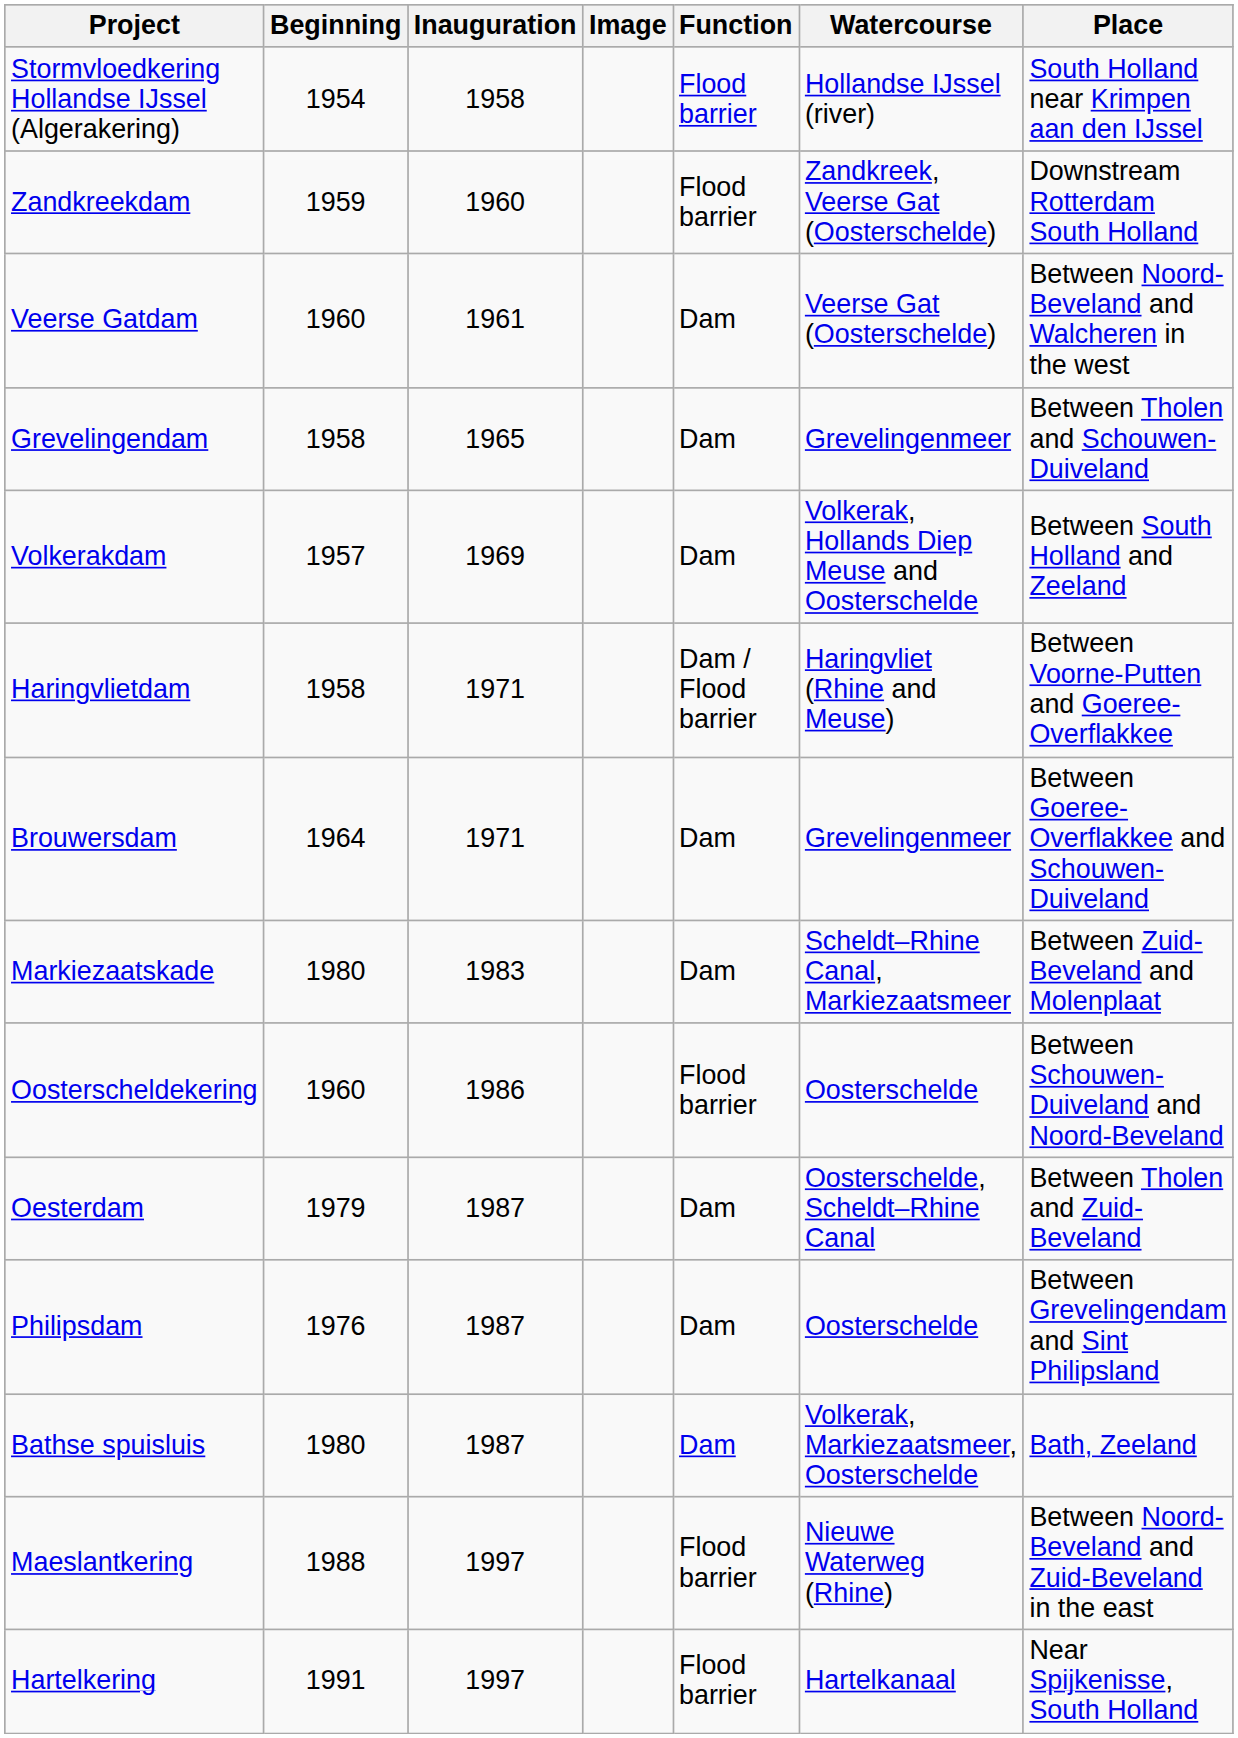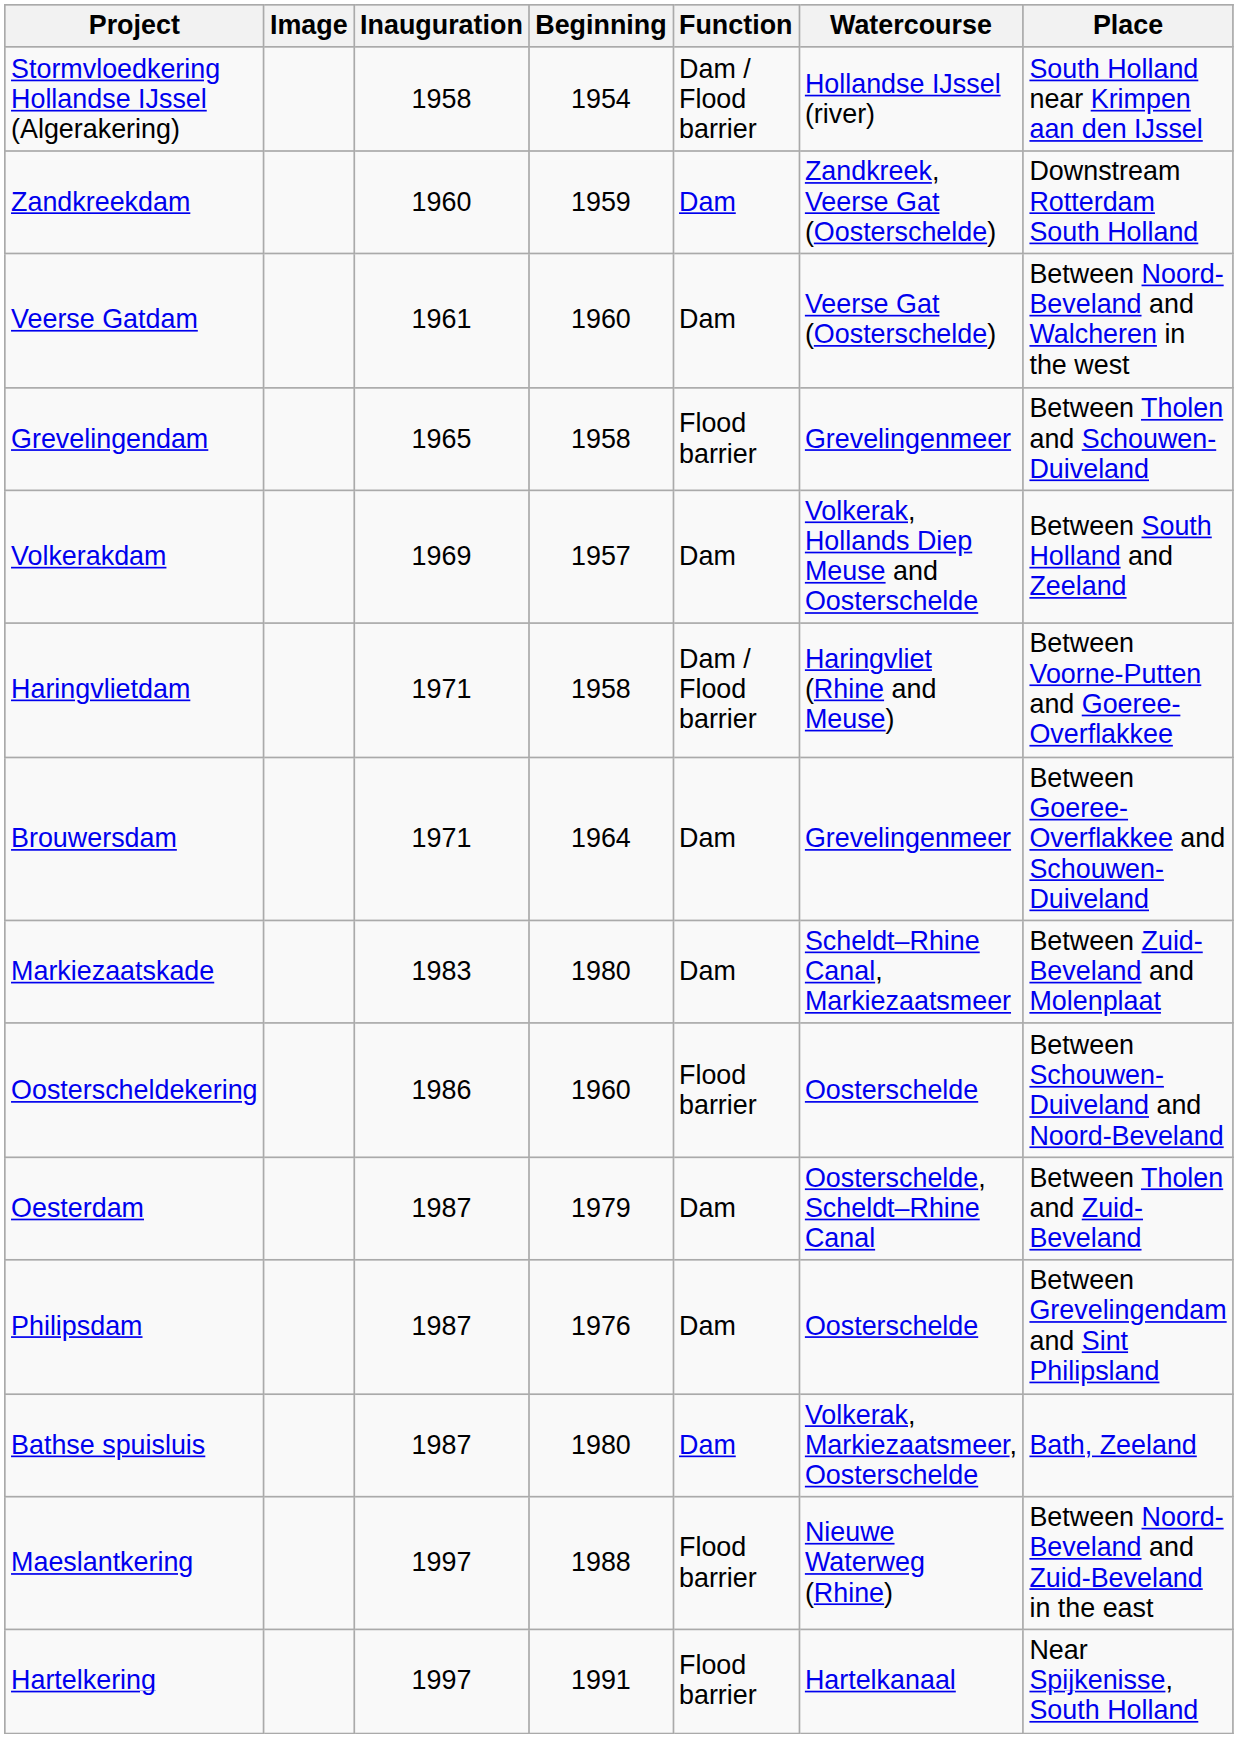columns swapped: (336, 25) <-> (628, 25)
(718, 98) Flood barrier -> (718, 98) Dam / Flood barrier
(718, 201) Flood barrier -> (707, 201) Dam
(707, 438) Dam -> (718, 438) Flood barrier
